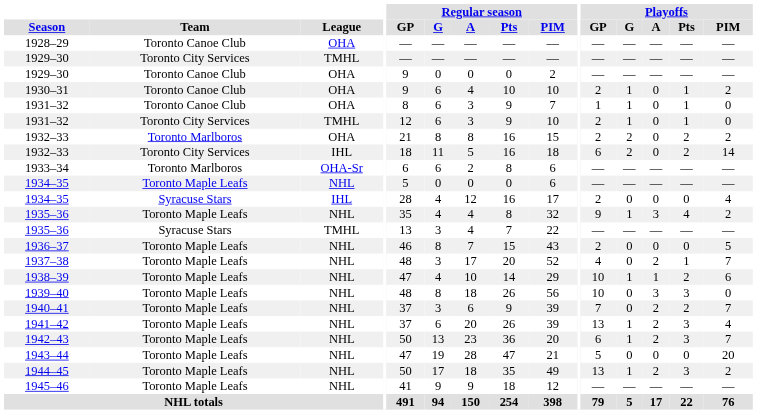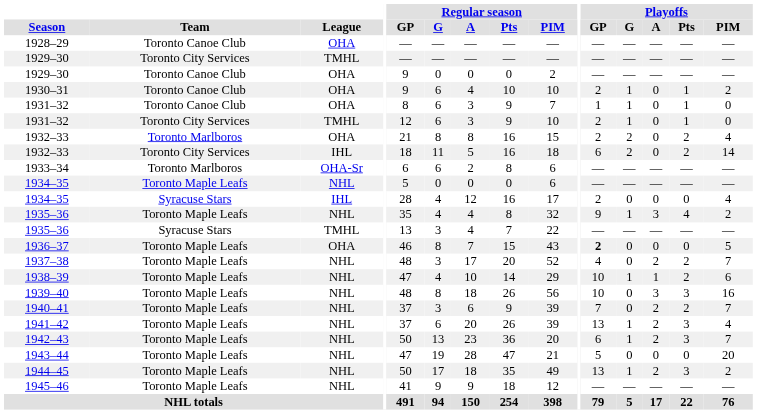(728, 136) 2 -> (728, 136) 4
(342, 245) NHL -> (342, 245) OHA
(598, 245) normal -> (598, 245) bold
(686, 261) 1 -> (686, 261) 2
(728, 292) 0 -> (728, 292) 16
